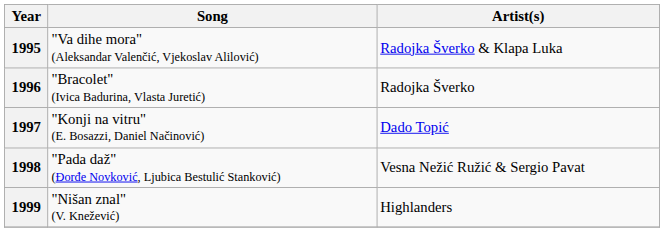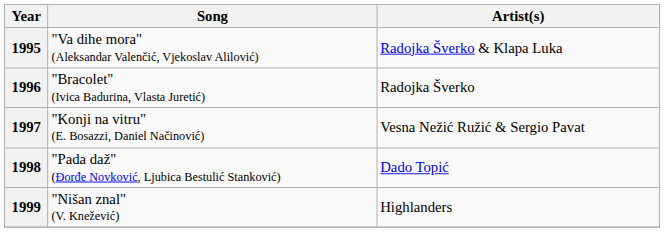(415, 127) Dado Topić -> (482, 127) Vesna Nežić Ružić & Sergio Pavat
(482, 167) Vesna Nežić Ružić & Sergio Pavat -> (415, 167) Dado Topić
